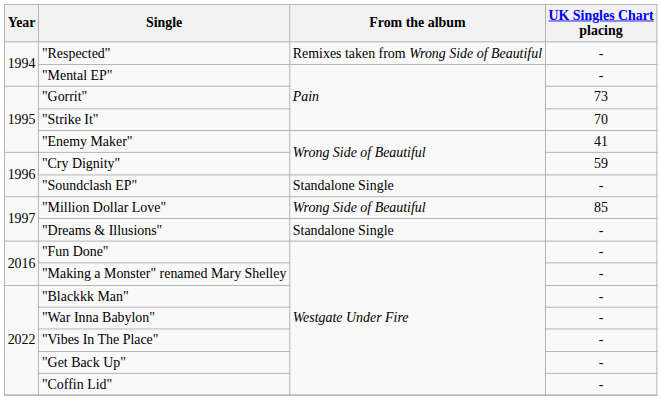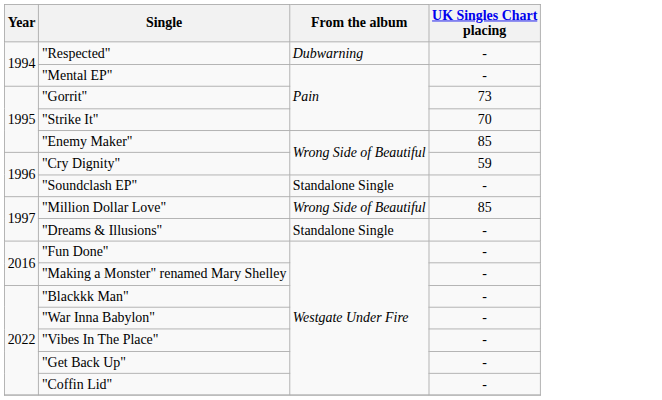(417, 53) Remixes taken from Wrong Side of Beautiful -> (328, 53) Dubwarning
(601, 141) 41 -> (485, 141) 85
